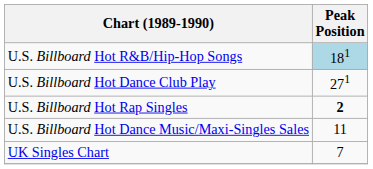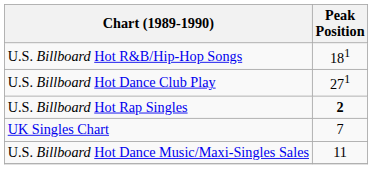(340, 56) lightblue background -> (340, 56) no background
rows swapped: (158, 129) <-> (58, 152)
